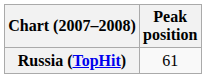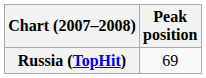(170, 60) 61 -> (170, 60) 69
